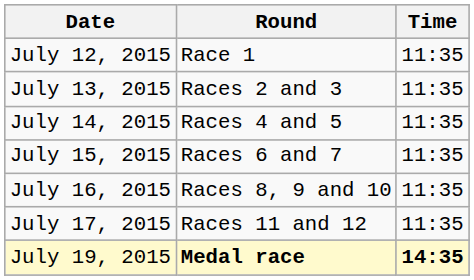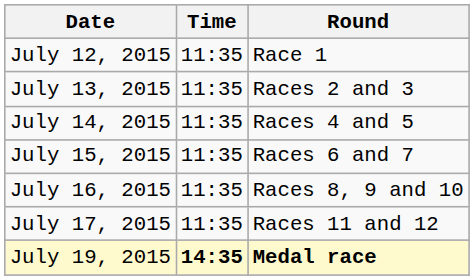columns swapped: (433, 22) <-> (286, 22)
